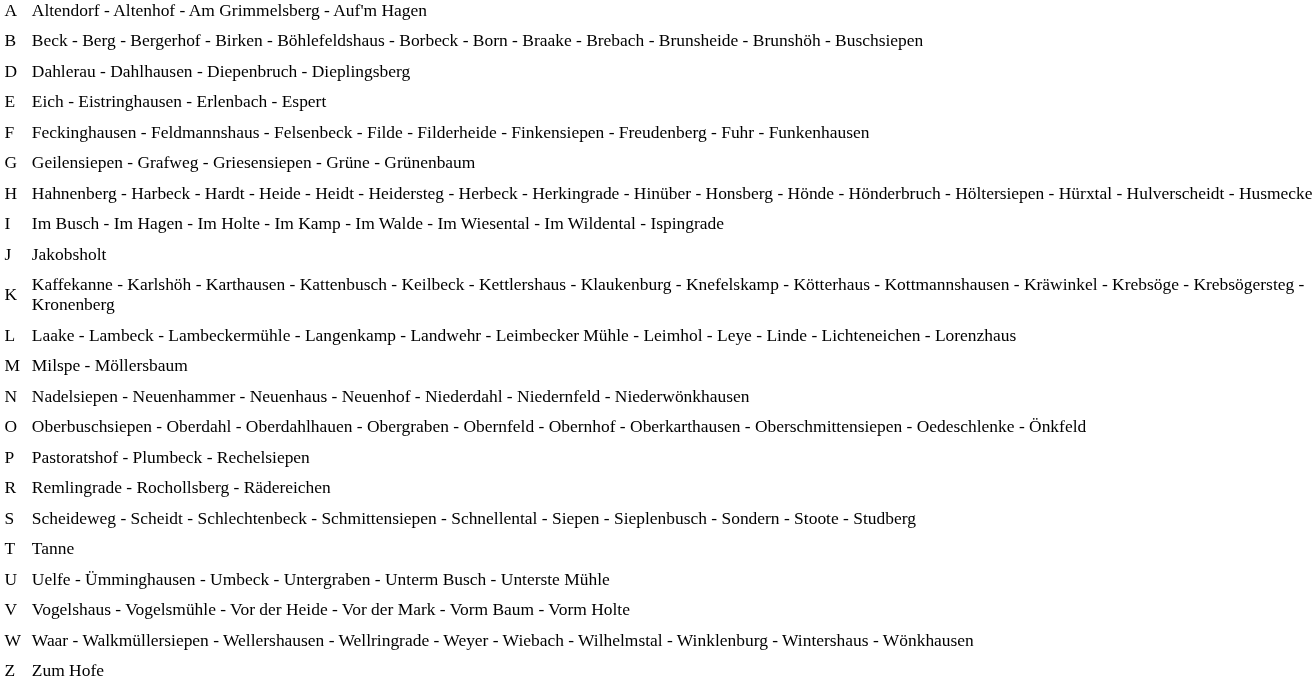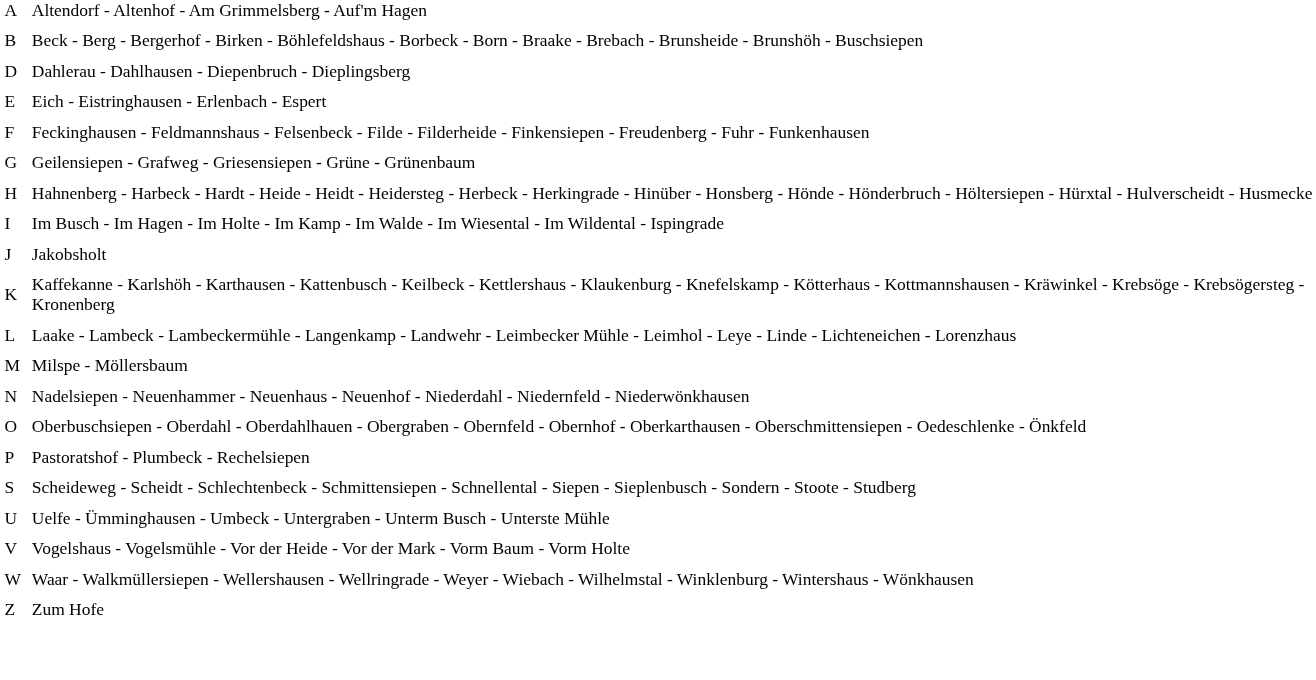- row: (181, 487)
- row: (53, 548)
